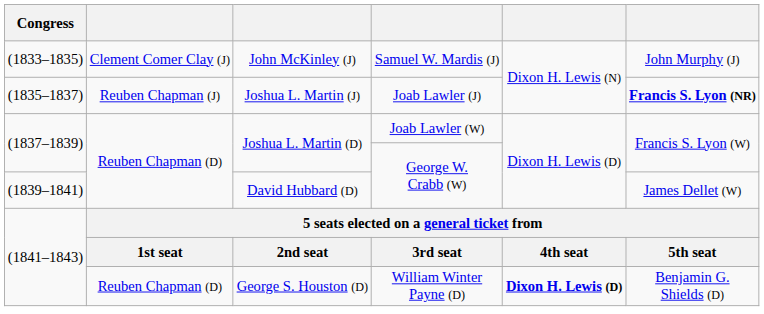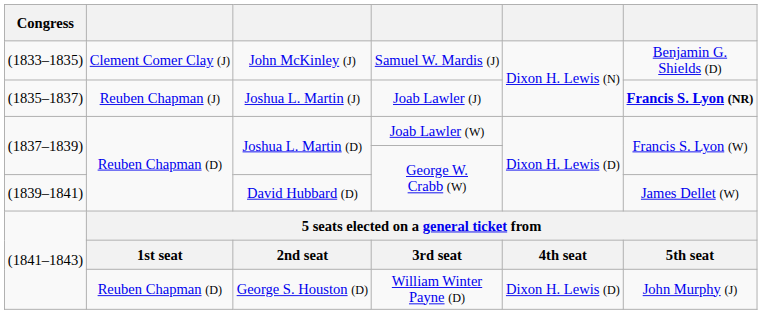(692, 59) John Murphy (J) -> (690, 60) Benjamin G. Shields (D)
(564, 286) bold -> (563, 289) normal
(692, 286) Benjamin G. Shields (D) -> (690, 289) John Murphy (J)
